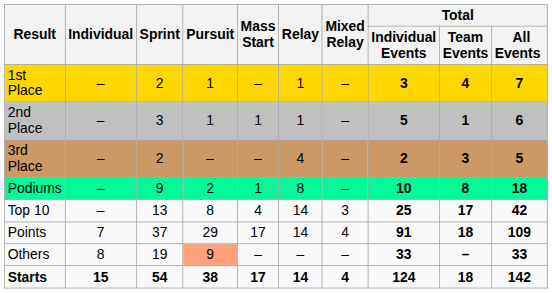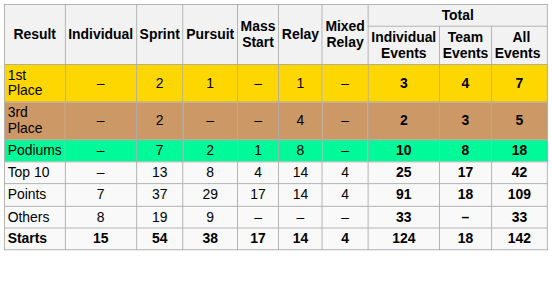- row: (25, 120)
(160, 188) 9 -> (160, 150) 7
(345, 210) 3 -> (345, 172) 4
(210, 254) lightsalmon background -> (210, 217) no background
